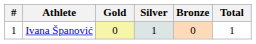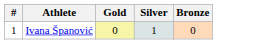- column: (232, 13)
